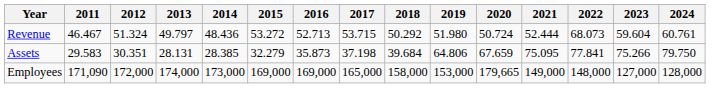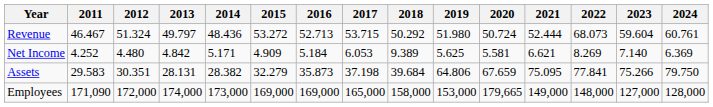+ row: (36, 53)
(222, 53) 28.385 -> (225, 72) 28.382
